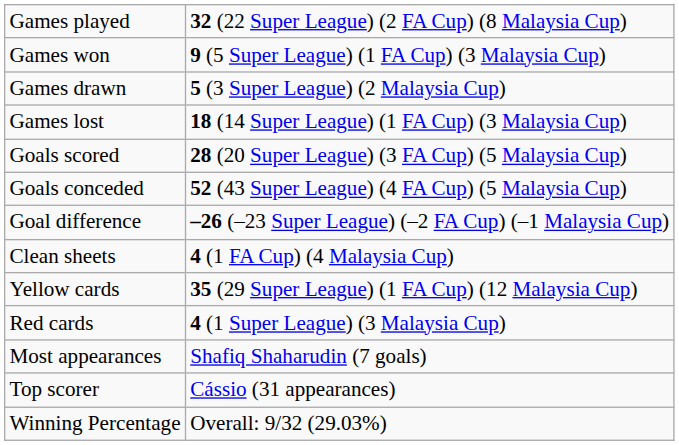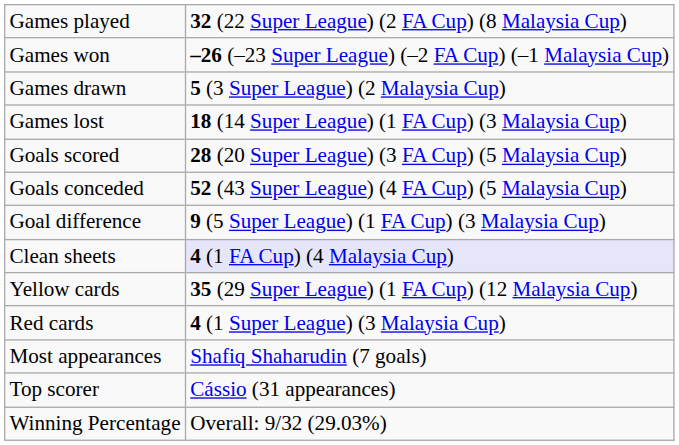(398, 54) 9 (5 Super League) (1 FA Cup) (3 Malaysia Cup) -> (430, 54) –26 (–23 Super League) (–2 FA Cup) (–1 Malaysia Cup)
(430, 222) –26 (–23 Super League) (–2 FA Cup) (–1 Malaysia Cup) -> (398, 222) 9 (5 Super League) (1 FA Cup) (3 Malaysia Cup)
(322, 255) no background -> (322, 255) lavender background
